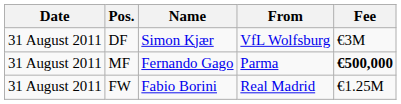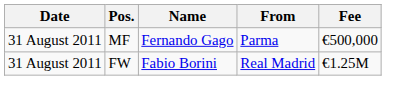- row: (118, 39)
(365, 63) bold -> (350, 39) normal
